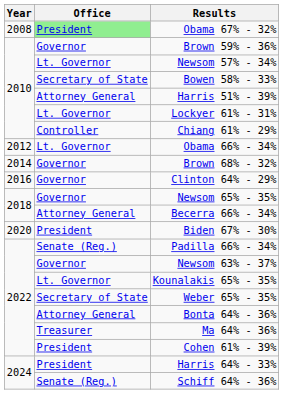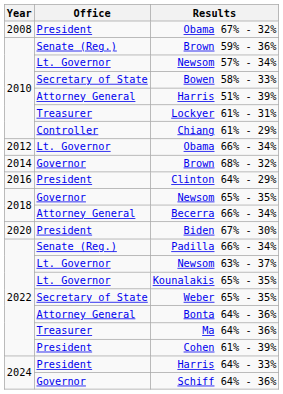(64, 30) lightgreen background -> (64, 30) no background
(61, 46) Governor -> (77, 46) Senate (Reg.)
(74, 113) Lt. Governor -> (64, 113) Treasurer
(61, 180) Governor -> (64, 180) President
(61, 264) Governor -> (74, 264) Lt. Governor
(77, 381) Senate (Reg.) -> (61, 381) Governor
